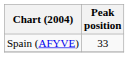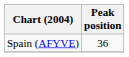(103, 43) 33 -> (103, 43) 36
